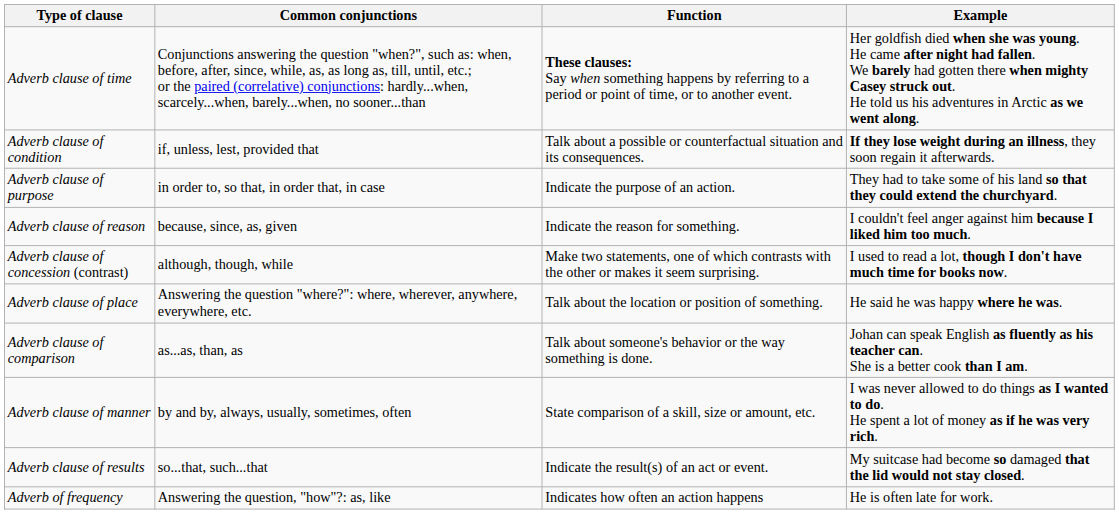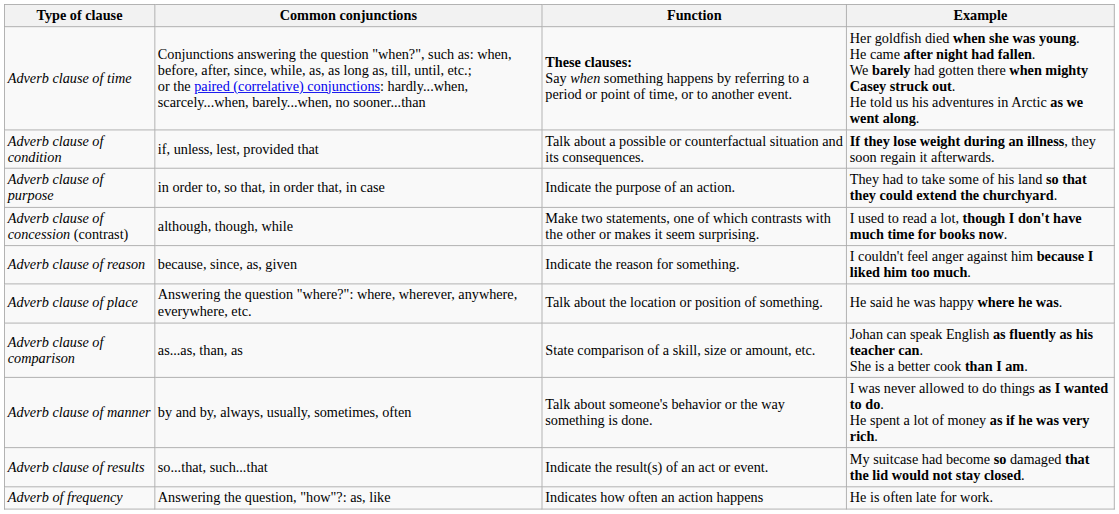rows swapped: (76, 226) <-> (68, 264)
(665, 350) Talk about someone's behavior or the way something is done. -> (680, 350) State comparison of a skill, size or amount, etc.
(680, 412) State comparison of a skill, size or amount, etc. -> (665, 412) Talk about someone's behavior or the way something is done.
